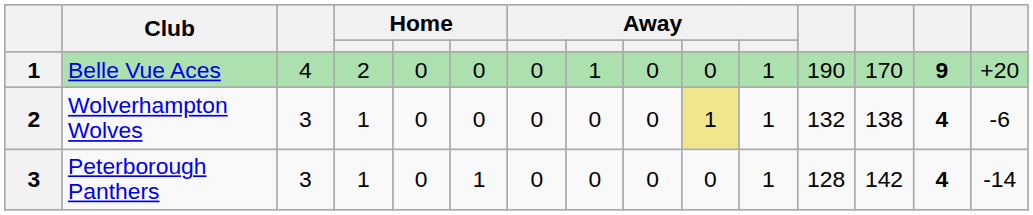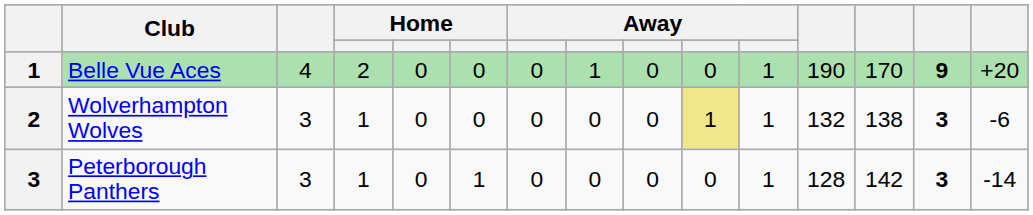(942, 118) 4 -> (942, 118) 3
(942, 179) 4 -> (942, 179) 3
